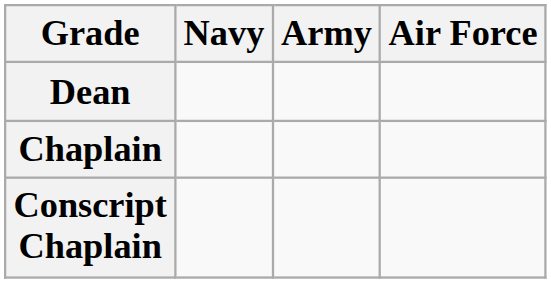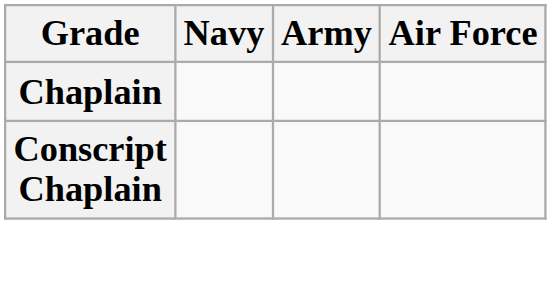- row: (90, 90)
